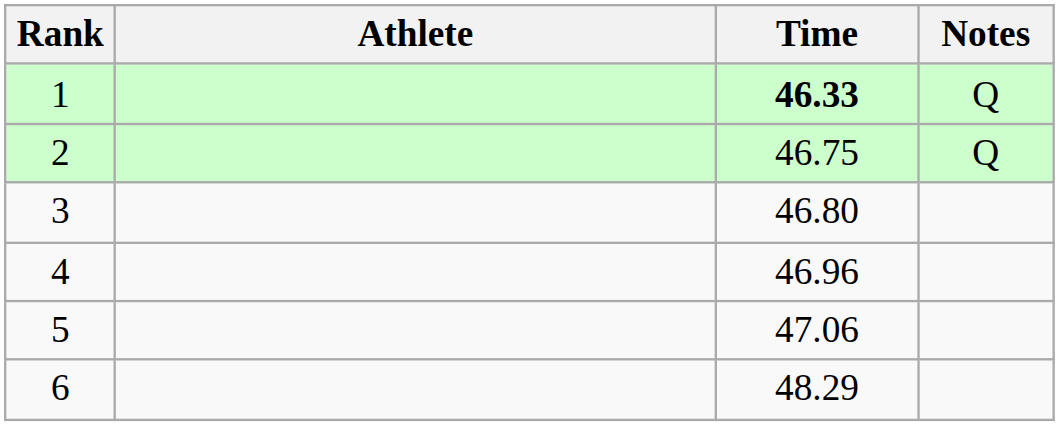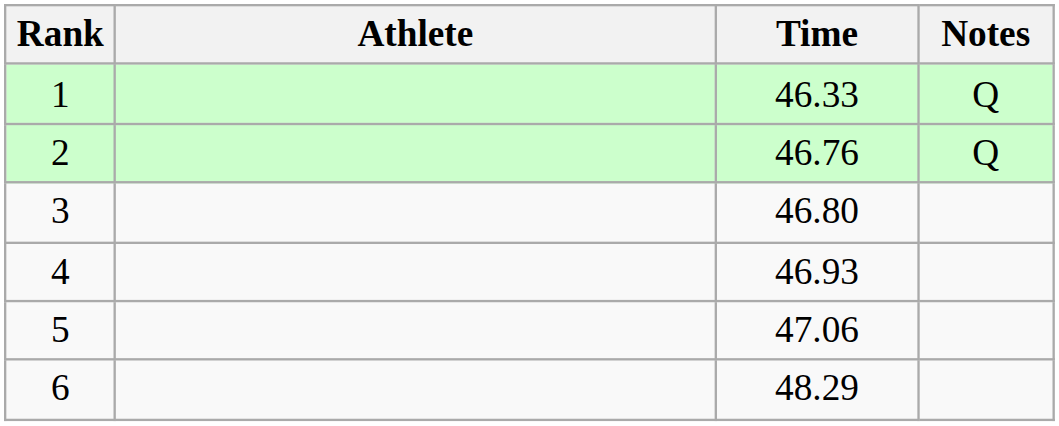(817, 93) bold -> (817, 93) normal
(817, 152) 46.75 -> (817, 152) 46.76
(817, 270) 46.96 -> (817, 270) 46.93
